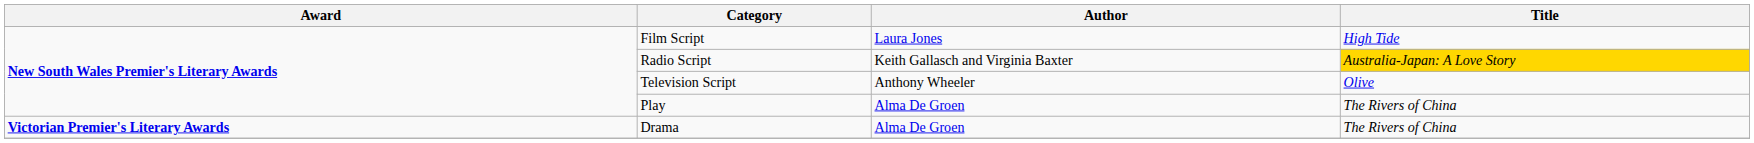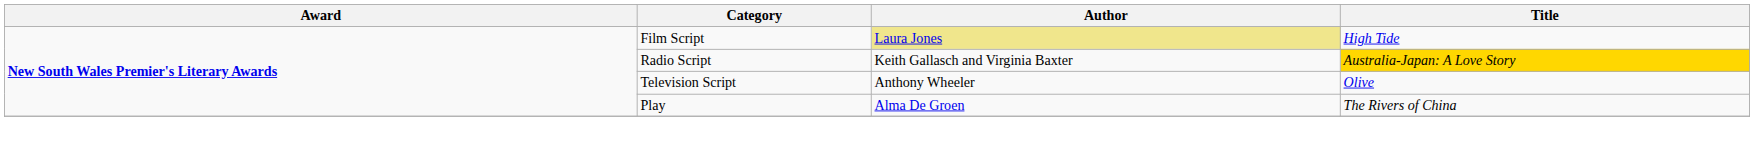(908, 37) no background -> (908, 37) khaki background
- row: (660, 127)
